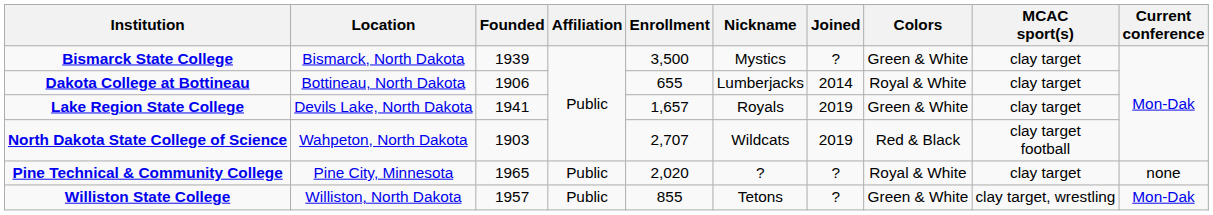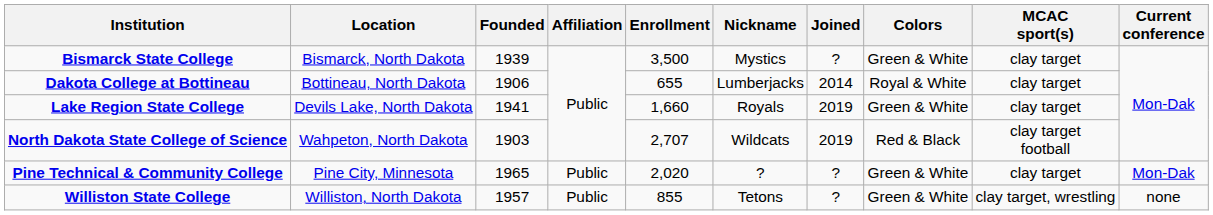(670, 107) 1,657 -> (670, 107) 1,660
(918, 173) Royal & White -> (918, 173) Green & White
(1163, 173) none -> (1163, 173) Mon-Dak
(1163, 197) Mon-Dak -> (1163, 197) none
